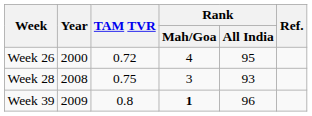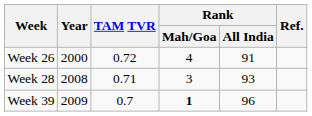(248, 57) 95 -> (248, 57) 91
(125, 79) 0.75 -> (125, 79) 0.71
(125, 100) 0.8 -> (125, 100) 0.7
